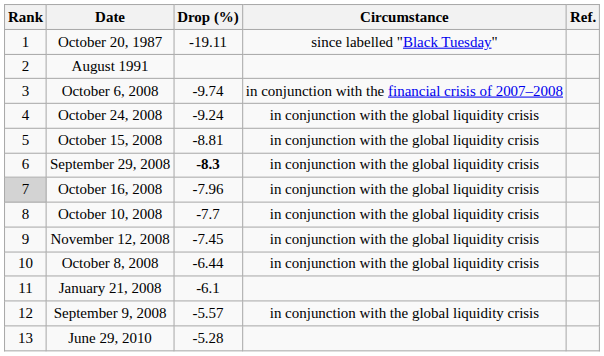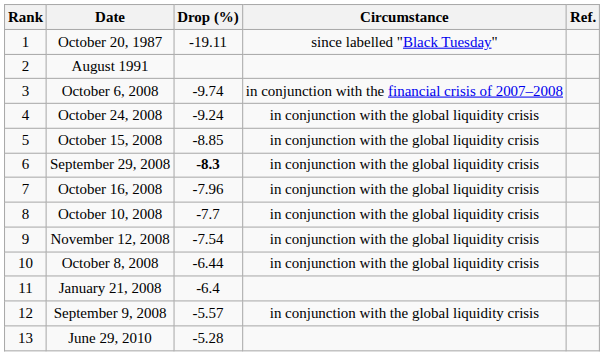(208, 140) -8.81 -> (208, 140) -8.85
(26, 190) lightgrey background -> (26, 190) no background
(208, 239) -7.45 -> (208, 239) -7.54
(208, 288) -6.1 -> (208, 288) -6.4
